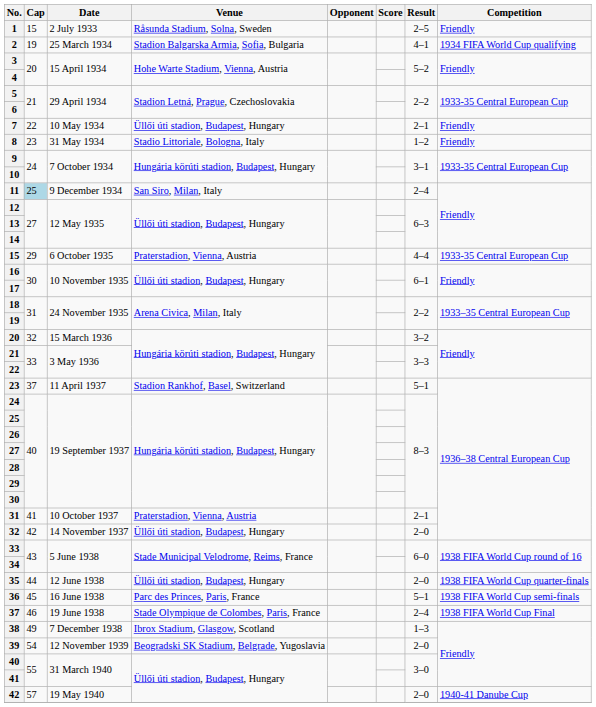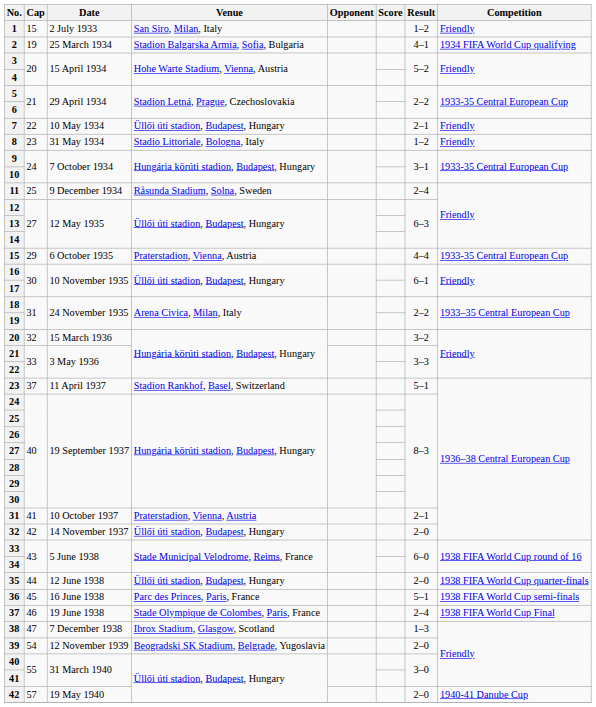(203, 28) Råsunda Stadium, Solna, Sweden -> (178, 28) San Siro, Milan, Italy
(421, 28) 2–5 -> (421, 28) 1–2
(32, 191) lightblue background -> (32, 191) no background
(178, 191) San Siro, Milan, Italy -> (203, 191) Råsunda Stadium, Solna, Sweden
(32, 629) 49 -> (32, 629) 47
